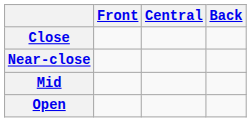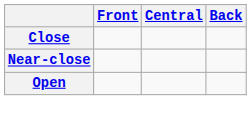- row: (49, 83)
